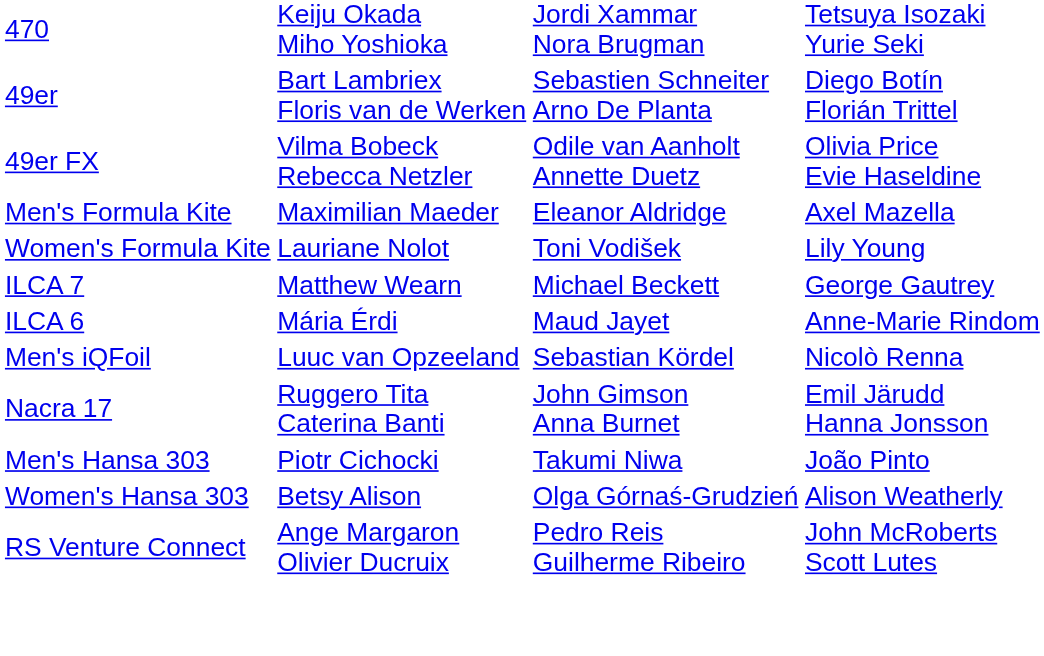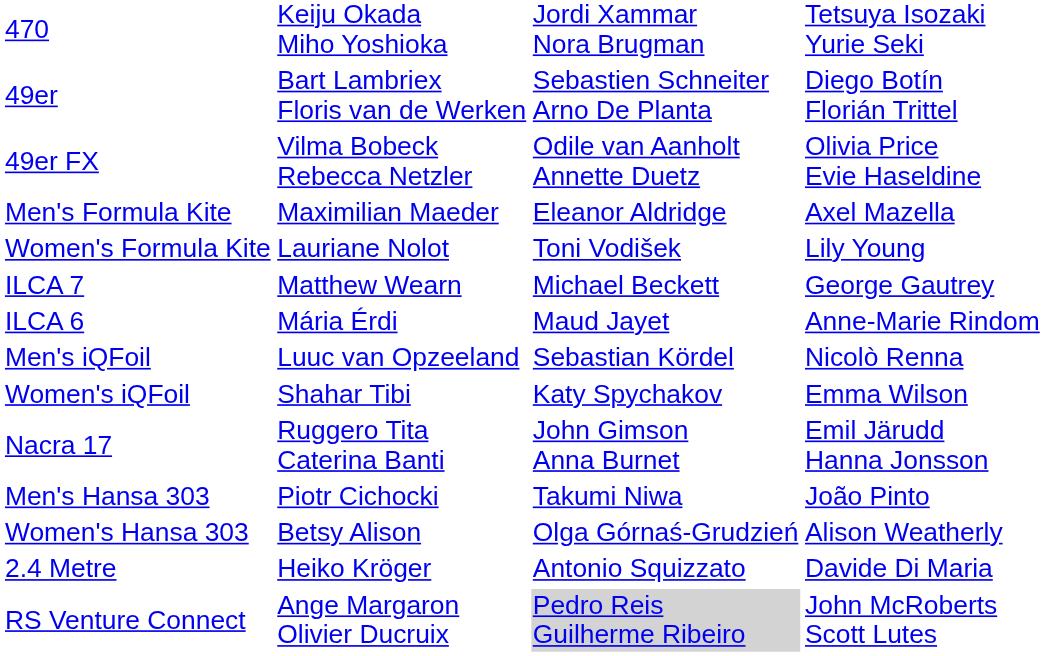+ row: (97, 393)
+ row: (61, 568)
(639, 547) no background -> (639, 620) lightgrey background
